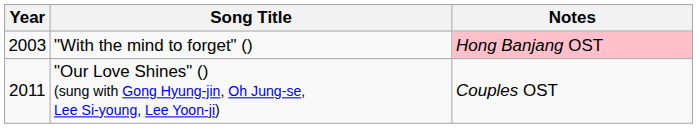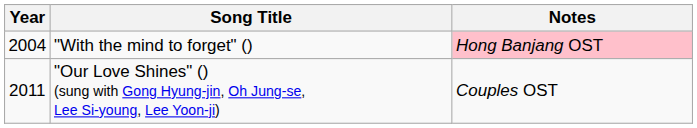(27, 44) 2003 -> (27, 44) 2004
